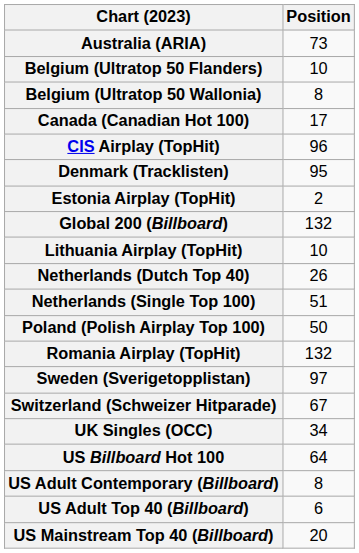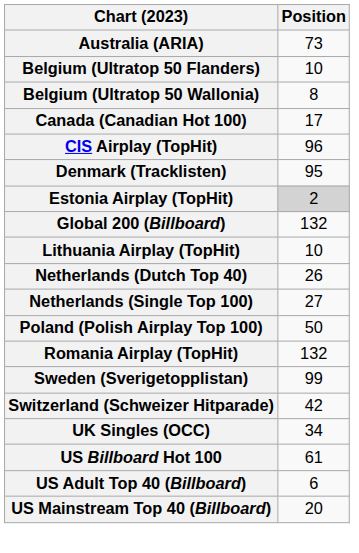(318, 198) no background -> (314, 198) lightgrey background
(318, 302) 51 -> (314, 302) 27
(318, 379) 97 -> (314, 379) 99
(318, 405) 67 -> (314, 405) 42
(318, 457) 64 -> (314, 457) 61
- row: (144, 483)
